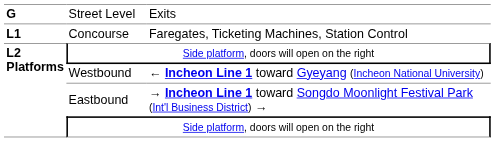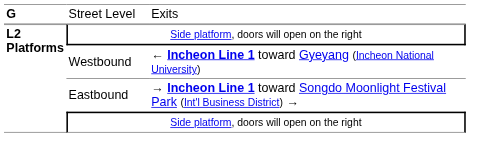- row: (99, 33)
